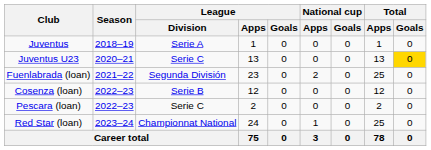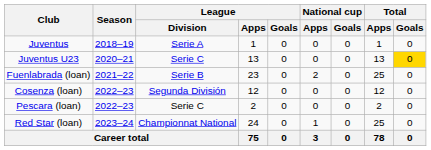(187, 75) Segunda División -> (187, 75) Serie B
(187, 91) Serie B -> (187, 91) Segunda División
